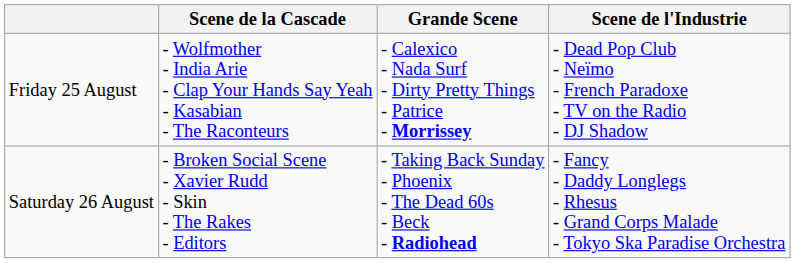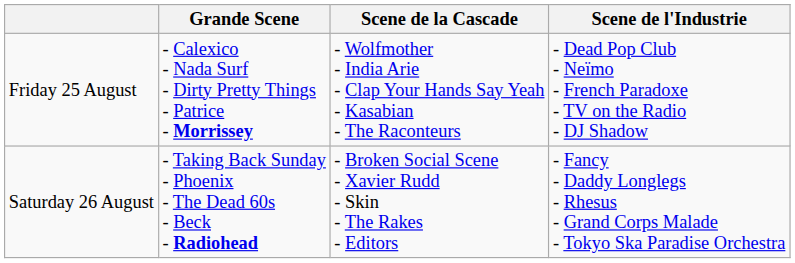columns swapped: (463, 19) <-> (267, 19)
